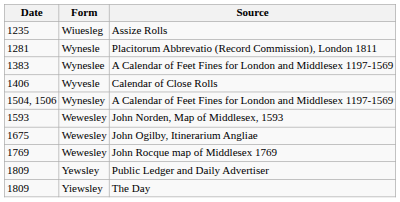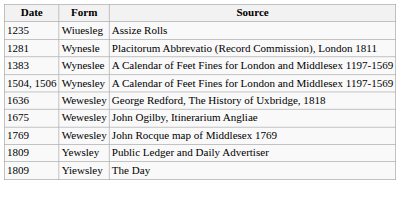- row: (18, 83)
- row: (18, 118)
+ row: (18, 100)
